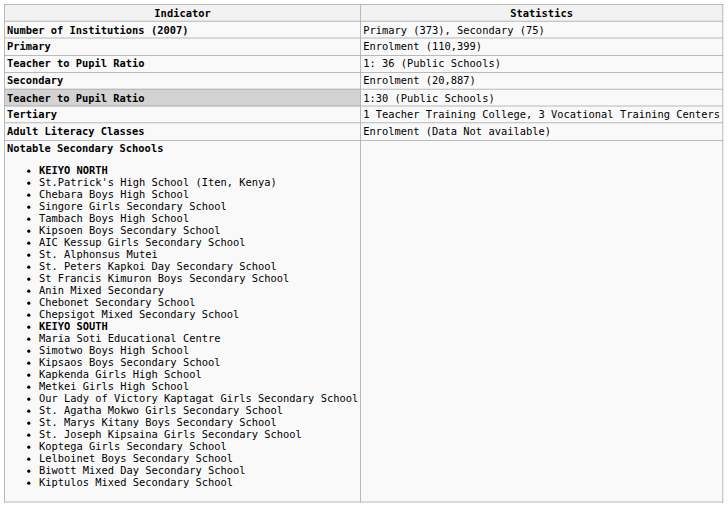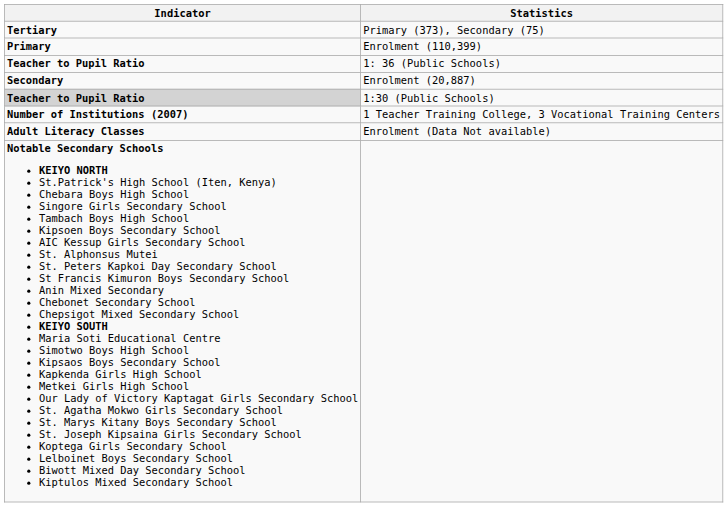(98, 30) Number of Institutions (2007) -> (32, 30) Tertiary
(32, 115) Tertiary -> (98, 115) Number of Institutions (2007)
